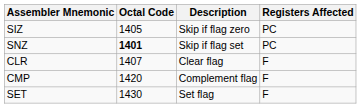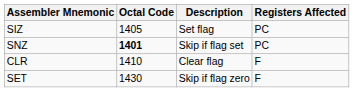(214, 29) Skip if flag zero -> (196, 29) Set flag
(131, 62) 1407 -> (131, 62) 1410
- row: (18, 78)
(196, 95) Set flag -> (214, 78) Skip if flag zero
